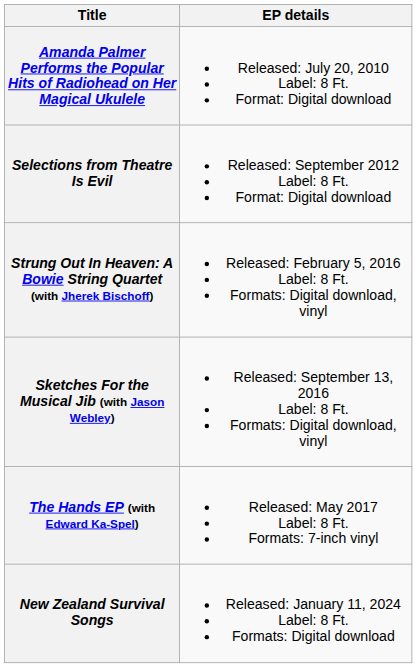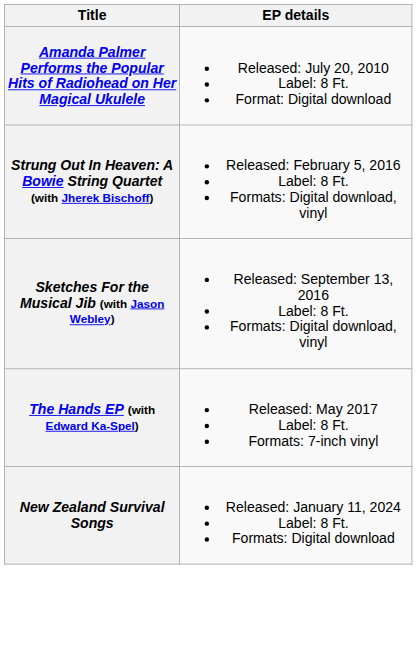- row: (92, 173)
